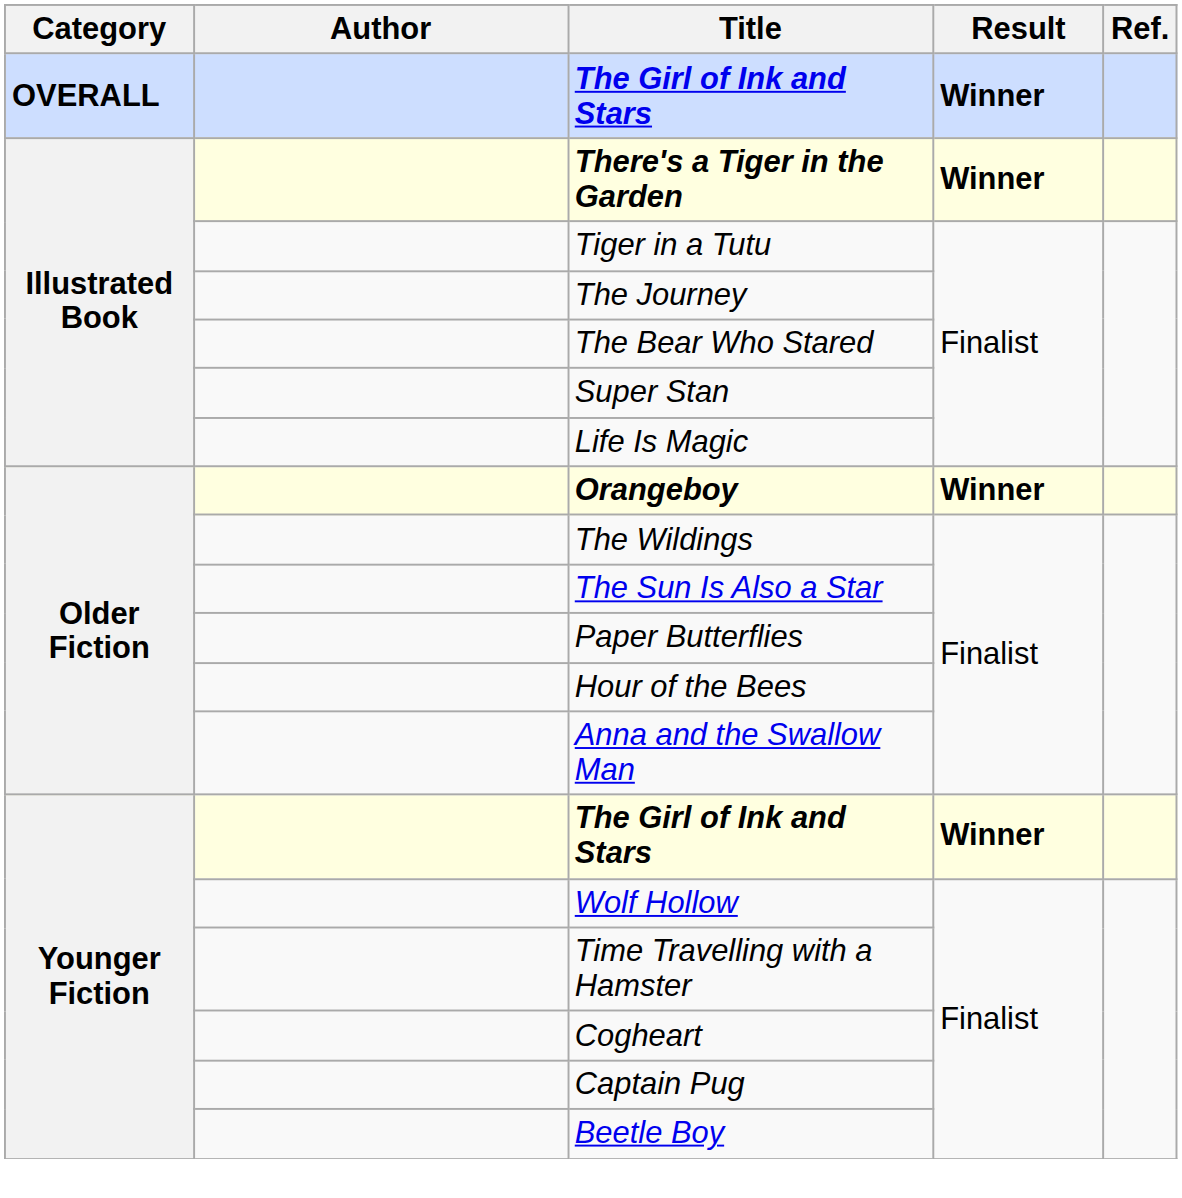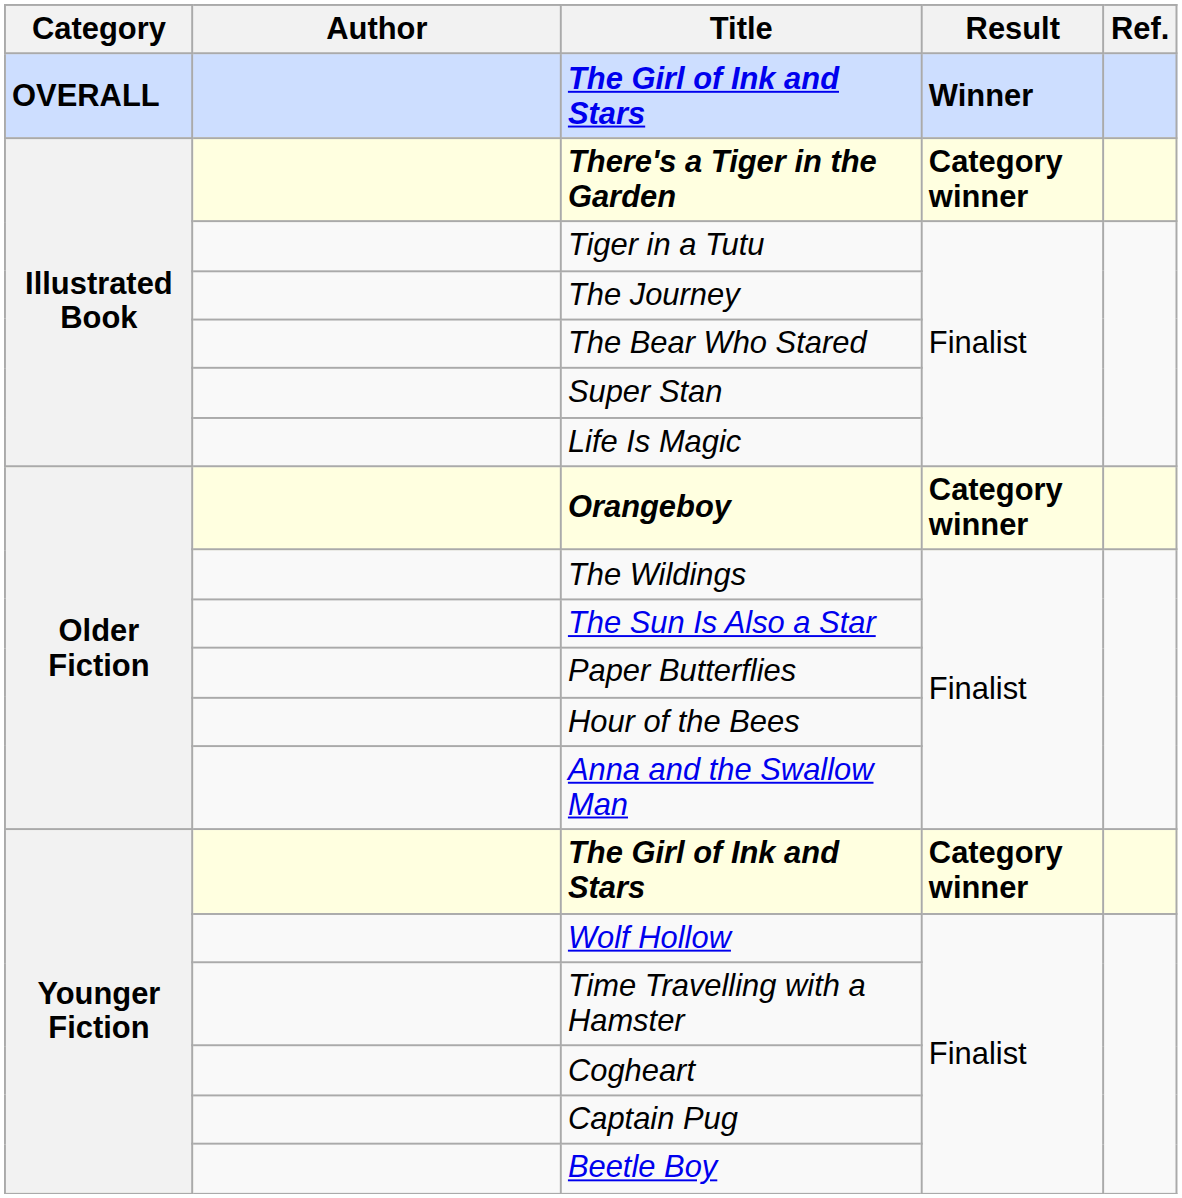(992, 179) Winner -> (996, 179) Category winner
(992, 490) Winner -> (996, 507) Category winner
(992, 836) Winner -> (996, 870) Category winner
